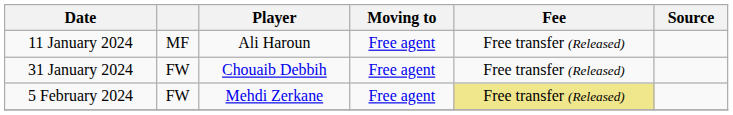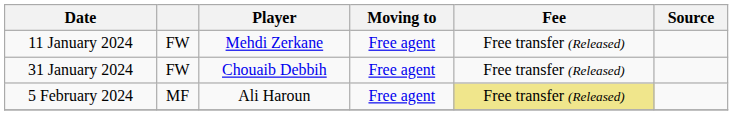(178, 43) MF -> (178, 43) FW
(274, 43) Ali Haroun -> (274, 43) Mehdi Zerkane
(178, 95) FW -> (178, 95) MF
(274, 95) Mehdi Zerkane -> (274, 95) Ali Haroun
